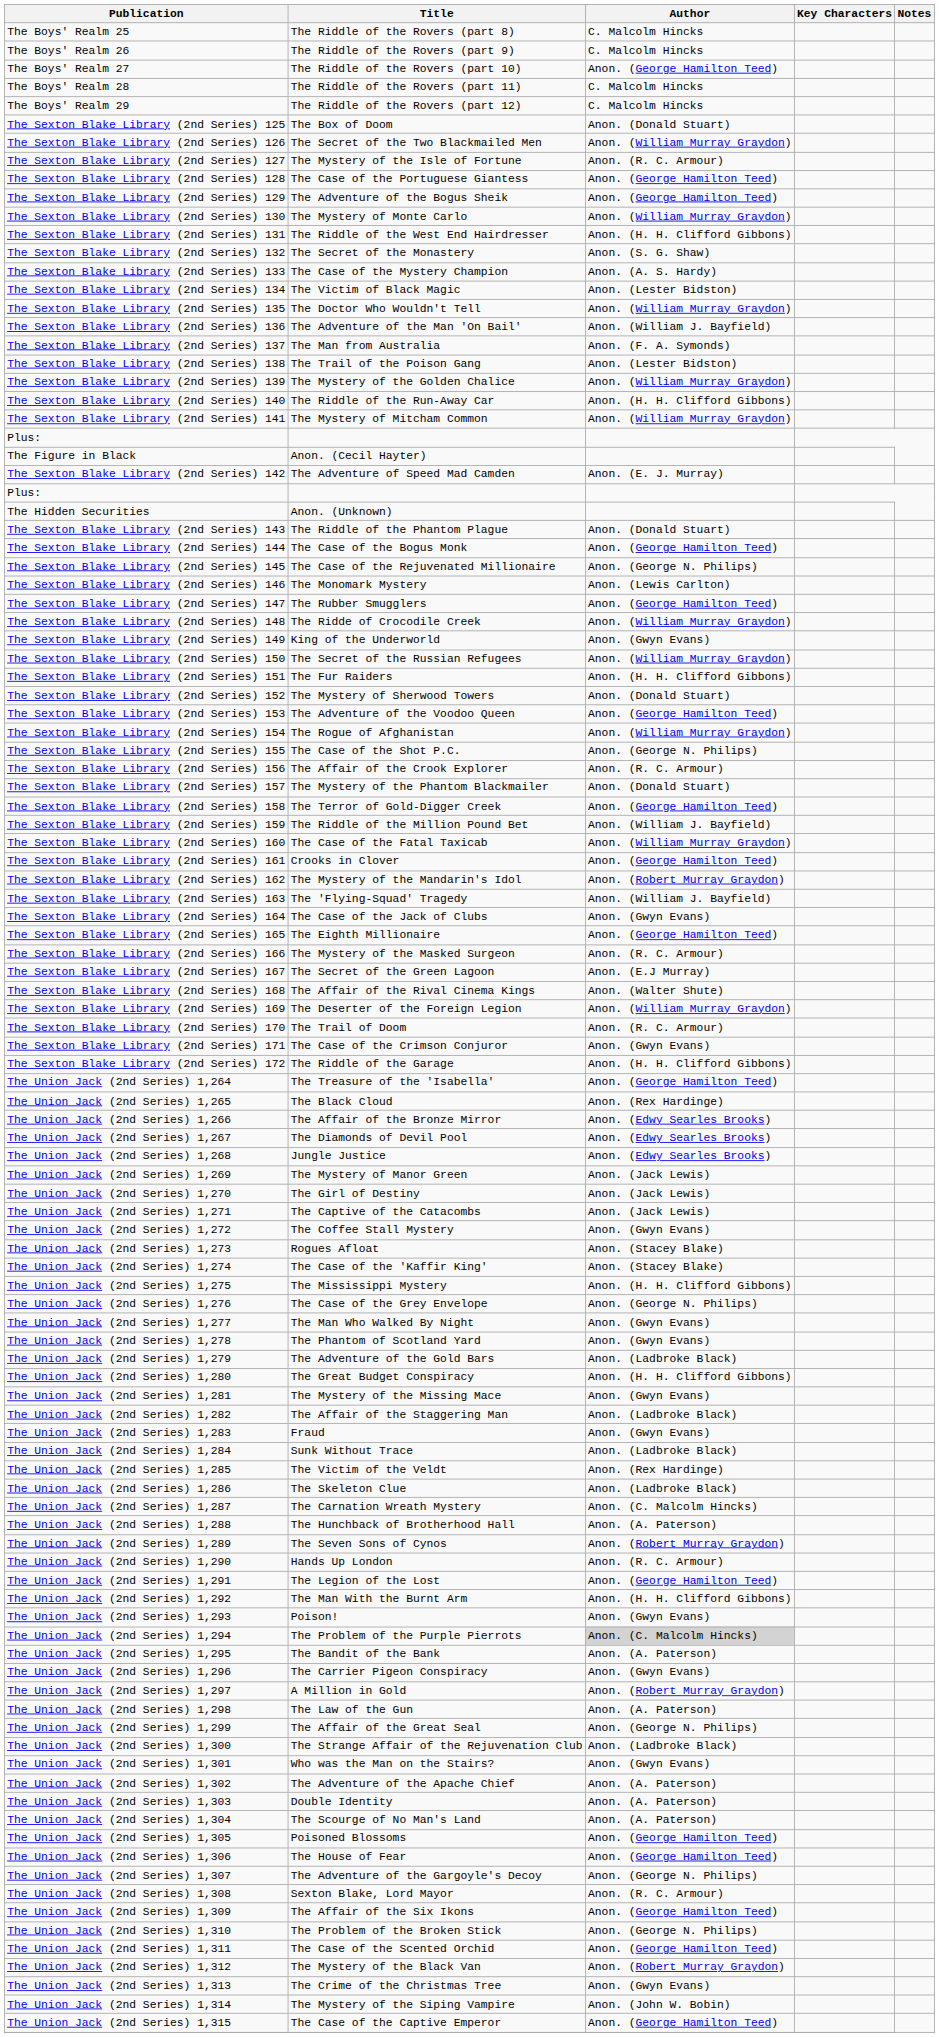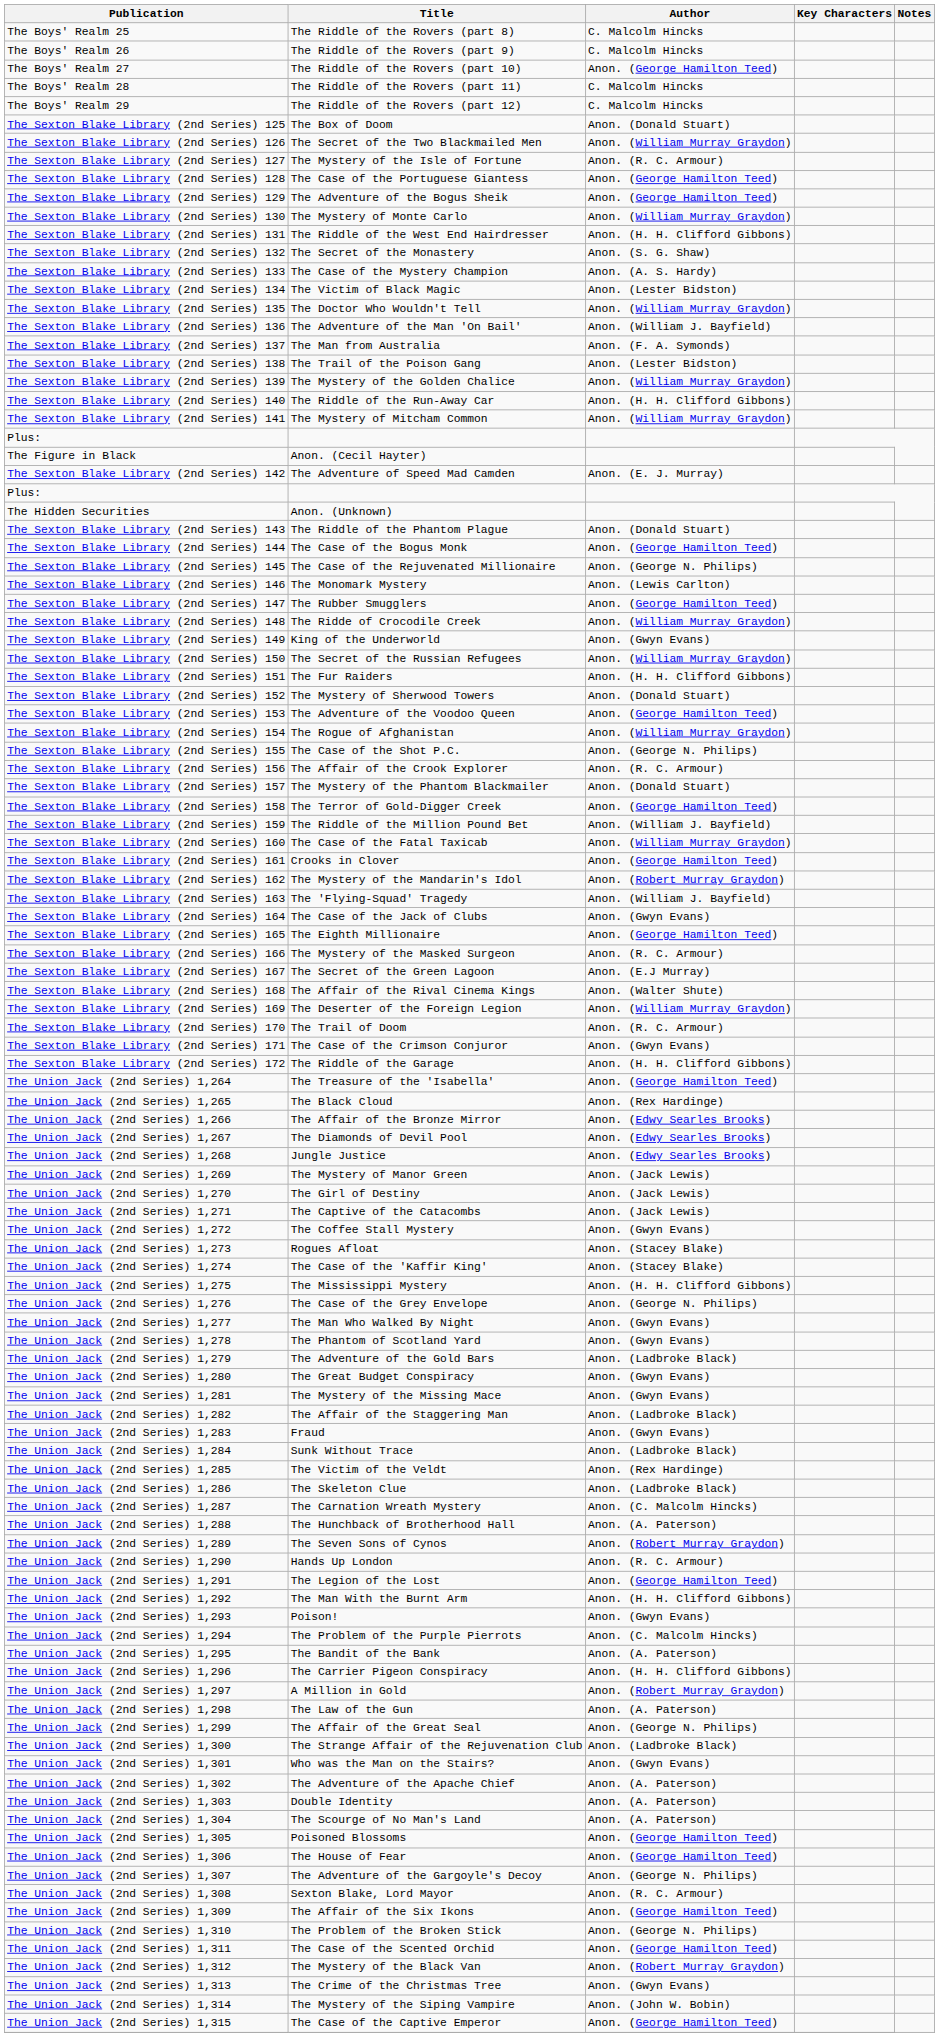(690, 1378) Anon. (H. H. Clifford Gibbons) -> (649, 1378) Anon. (Gwyn Evans)
(673, 1636) lightgrey background -> (673, 1636) no background
(649, 1673) Anon. (Gwyn Evans) -> (690, 1673) Anon. (H. H. Clifford Gibbons)
